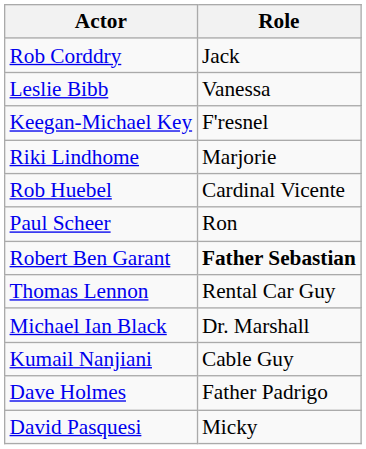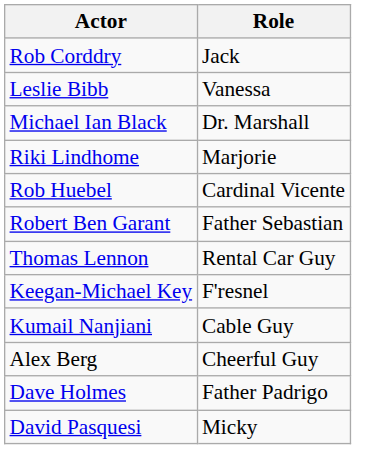rows swapped: (101, 122) <-> (88, 325)
- row: (60, 223)
(279, 257) bold -> (273, 223) normal
+ row: (53, 358)
